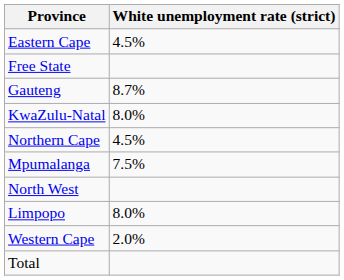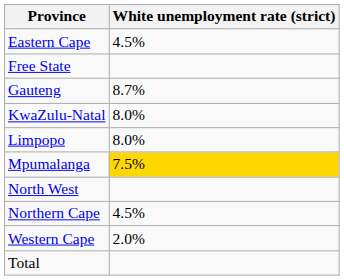rows swapped: (37, 213) <-> (54, 139)
(129, 164) no background -> (129, 164) gold background
